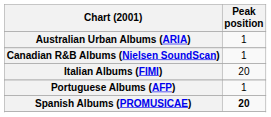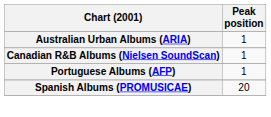- row: (113, 71)
(244, 103) bold -> (244, 87) normal
